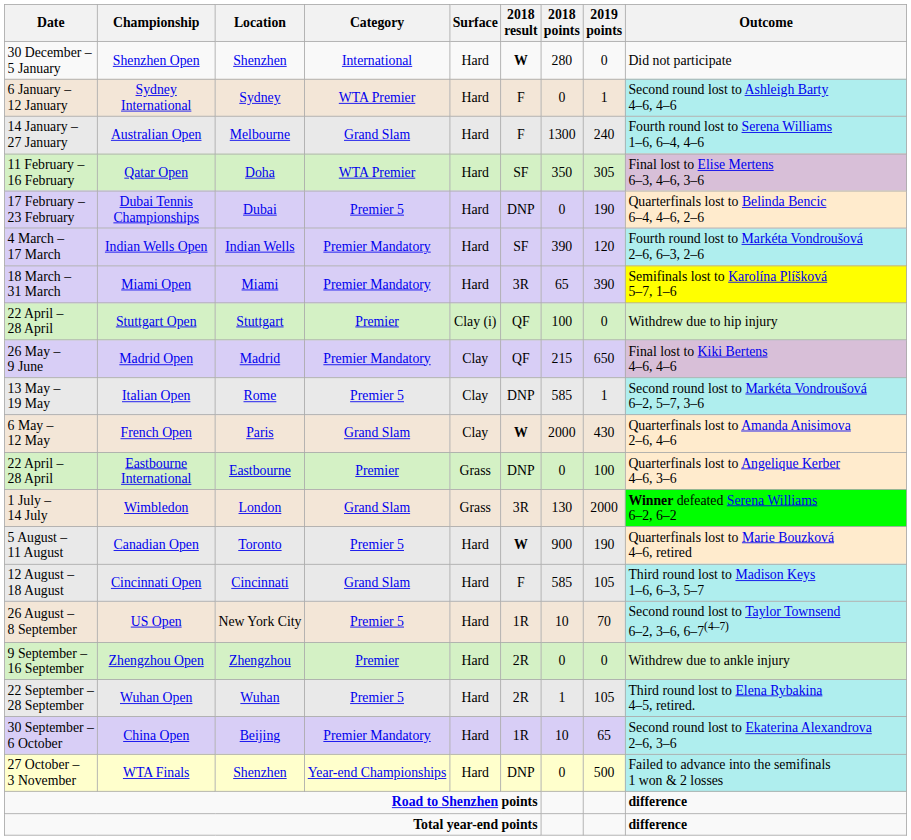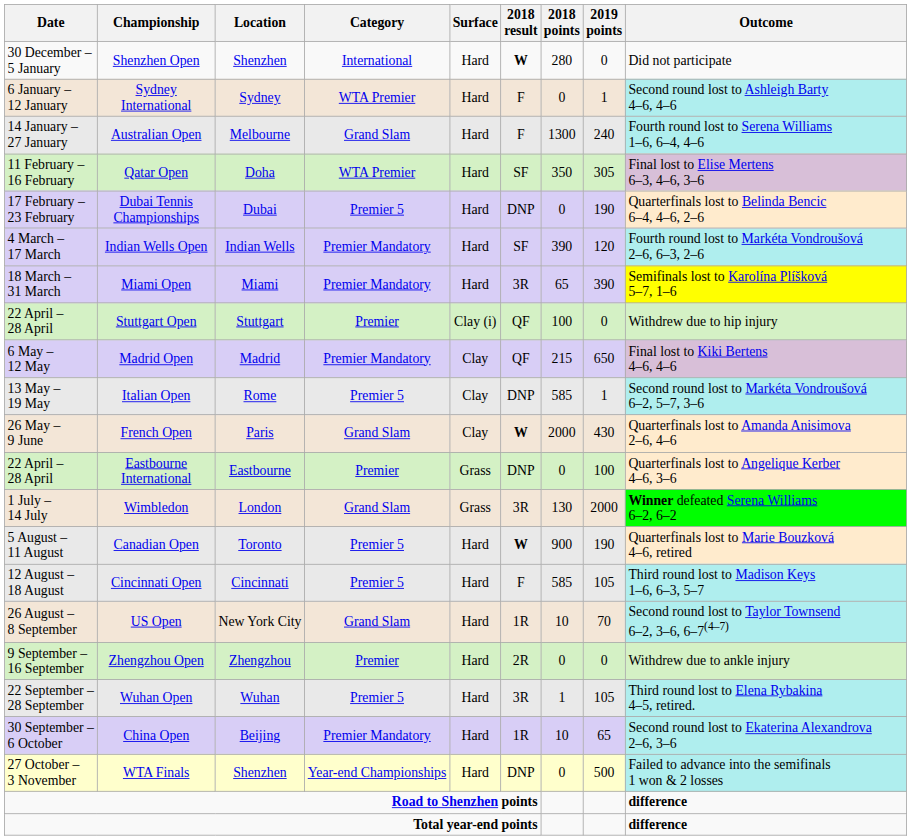(34, 358) 26 May – 9 June -> (31, 358) 6 May – 12 May
(31, 433) 6 May – 12 May -> (34, 433) 26 May – 9 June
(377, 582) Grand Slam -> (377, 582) Premier 5
(377, 621) Premier 5 -> (377, 621) Grand Slam
(521, 698) 2R -> (521, 698) 3R
